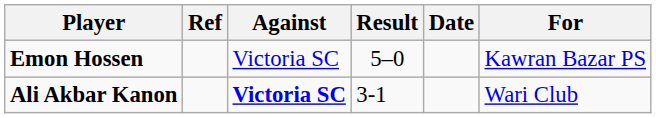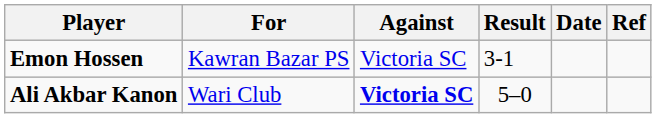columns swapped: (565, 22) <-> (205, 22)
(387, 58) 5–0 -> (499, 58) 3-1
(371, 94) 3-1 -> (515, 94) 5–0
